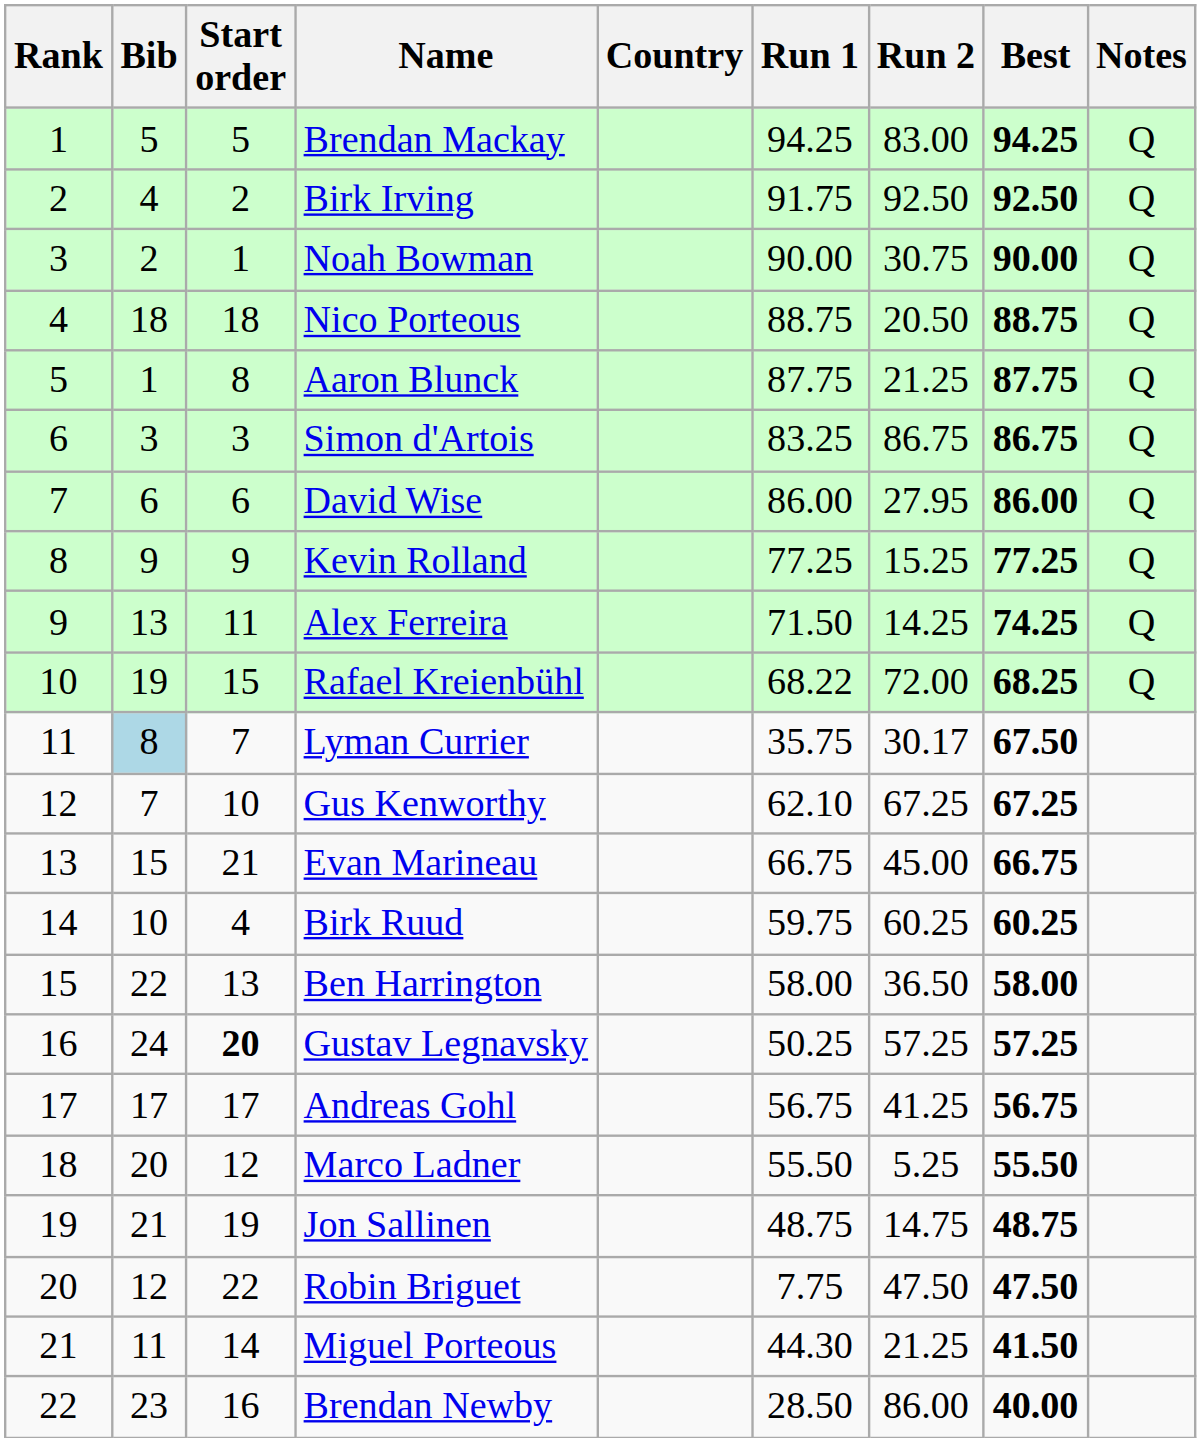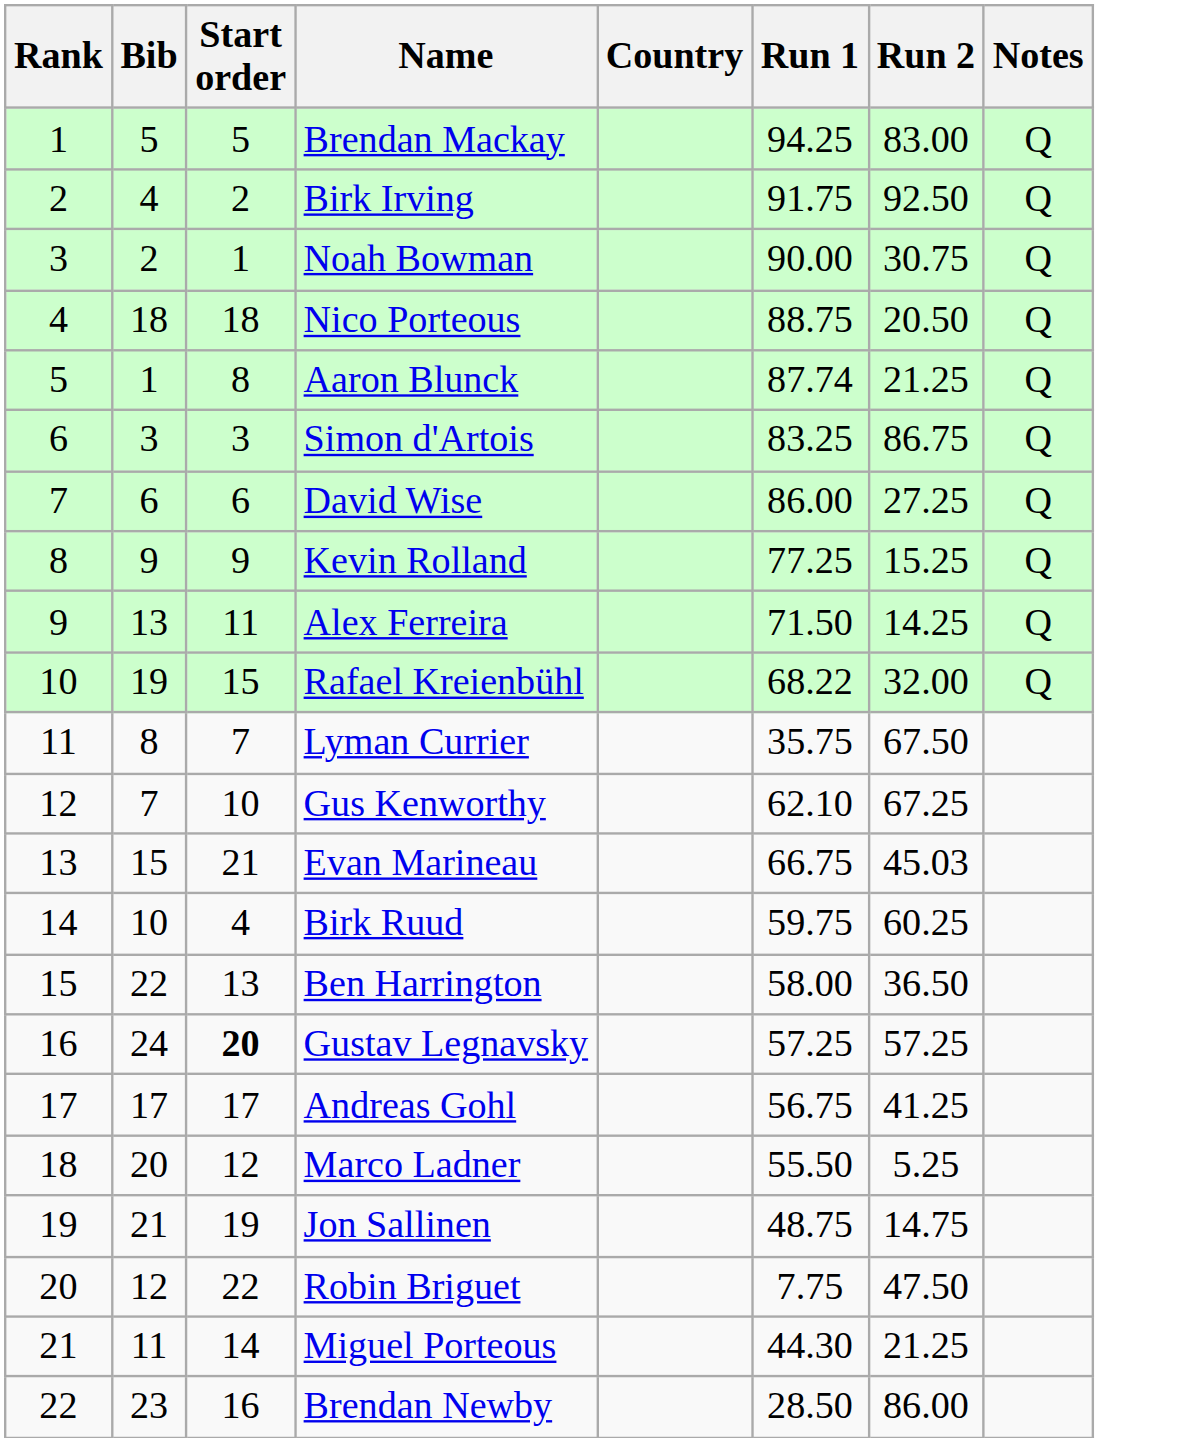- column: (1036, 56)
(810, 379) 87.75 -> (810, 379) 87.74
(926, 500) 27.95 -> (926, 500) 27.25
(926, 681) 72.00 -> (926, 681) 32.00
(149, 741) lightblue background -> (149, 741) no background
(926, 741) 30.17 -> (926, 741) 67.50
(926, 862) 45.00 -> (926, 862) 45.03
(810, 1043) 50.25 -> (810, 1043) 57.25
